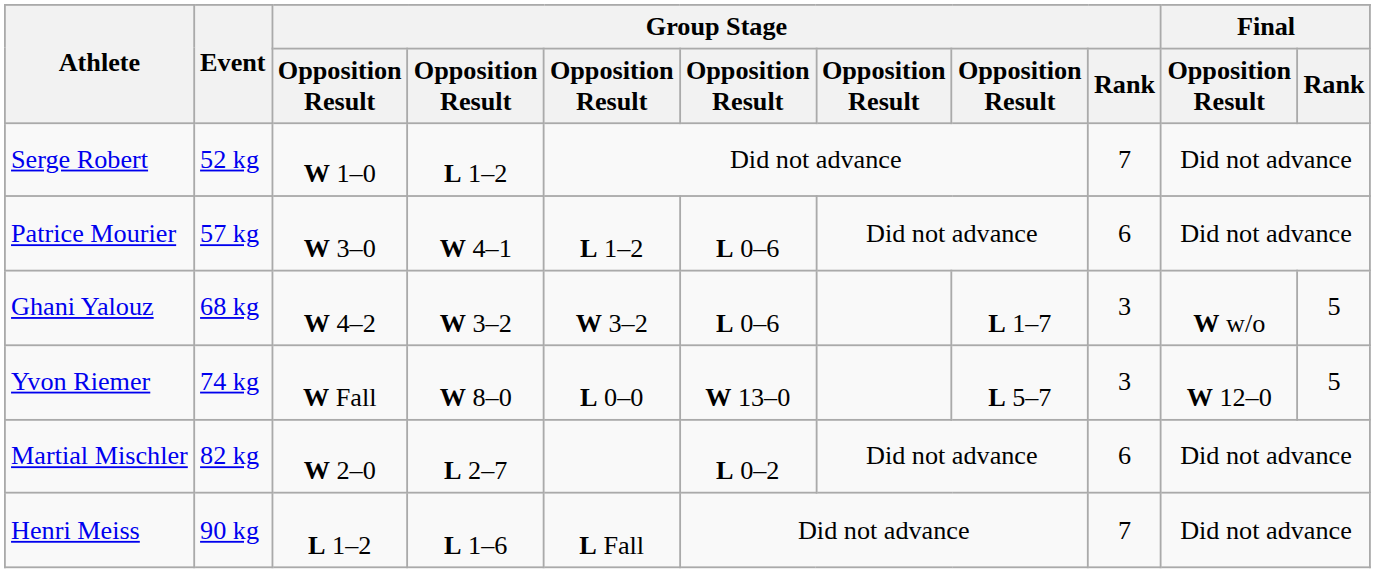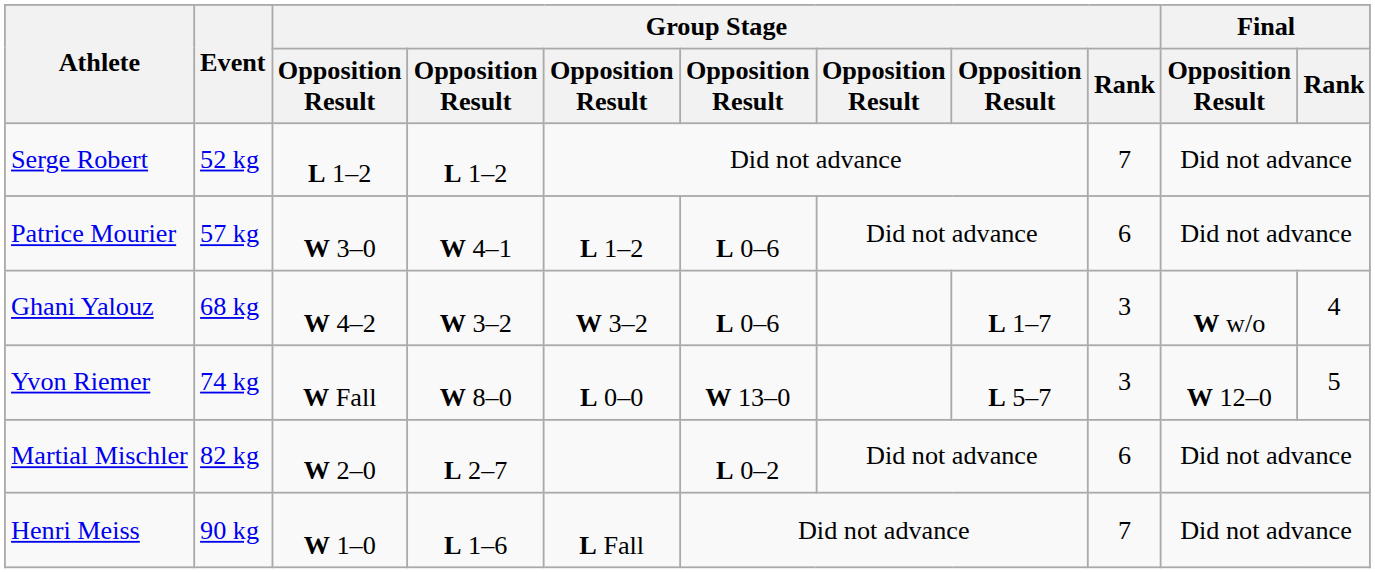(340, 174) W 1–0 -> (340, 174) L 1–2
(1334, 307) 5 -> (1334, 307) 4
(340, 545) L 1–2 -> (340, 545) W 1–0
